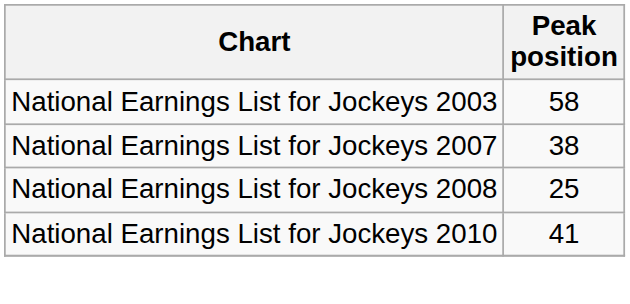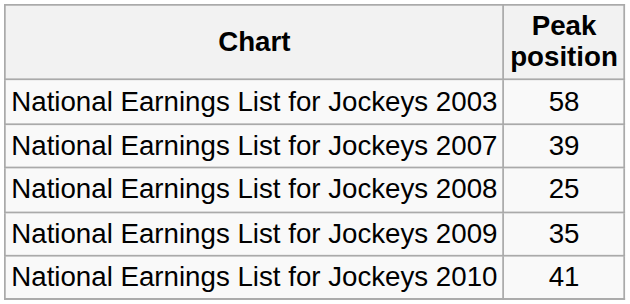(564, 145) 38 -> (564, 145) 39
+ row: (254, 233)
